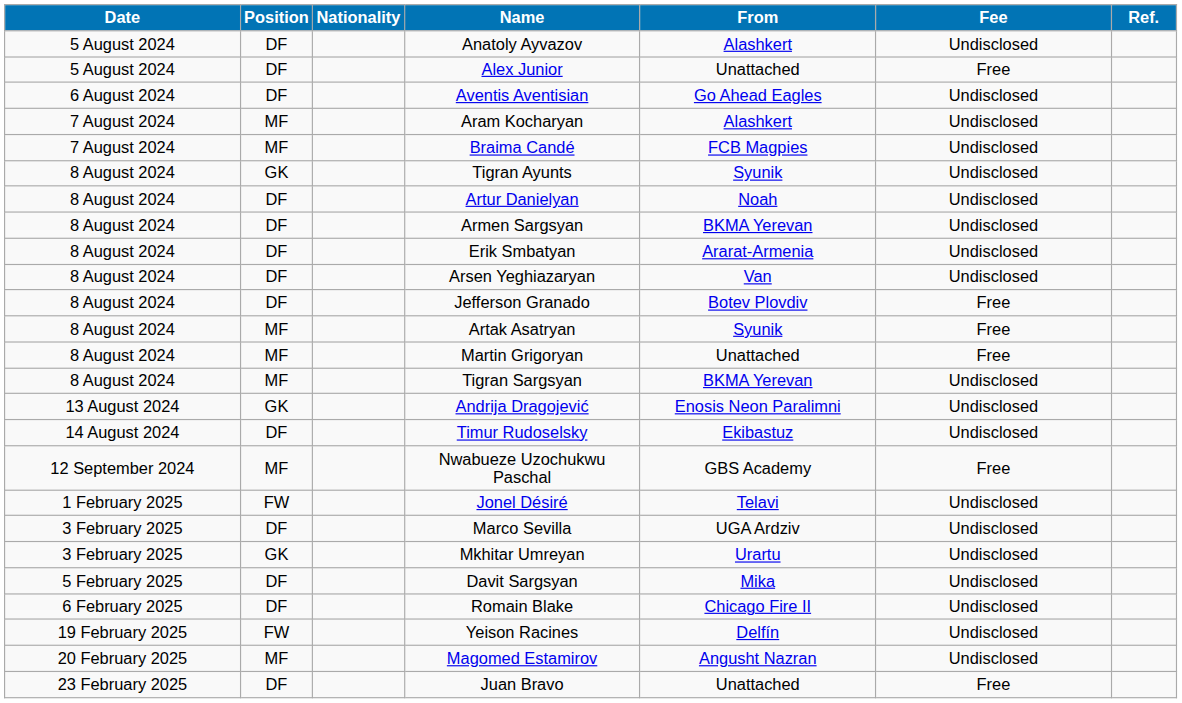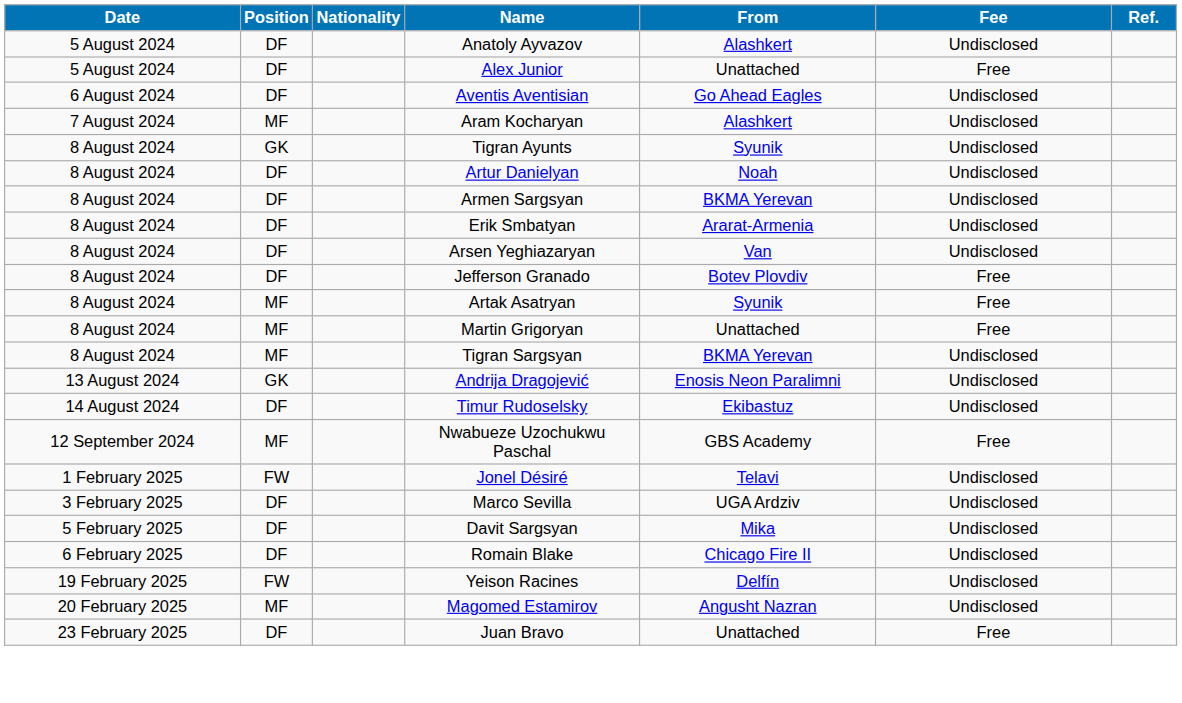- row: (522, 148)
- row: (522, 555)
